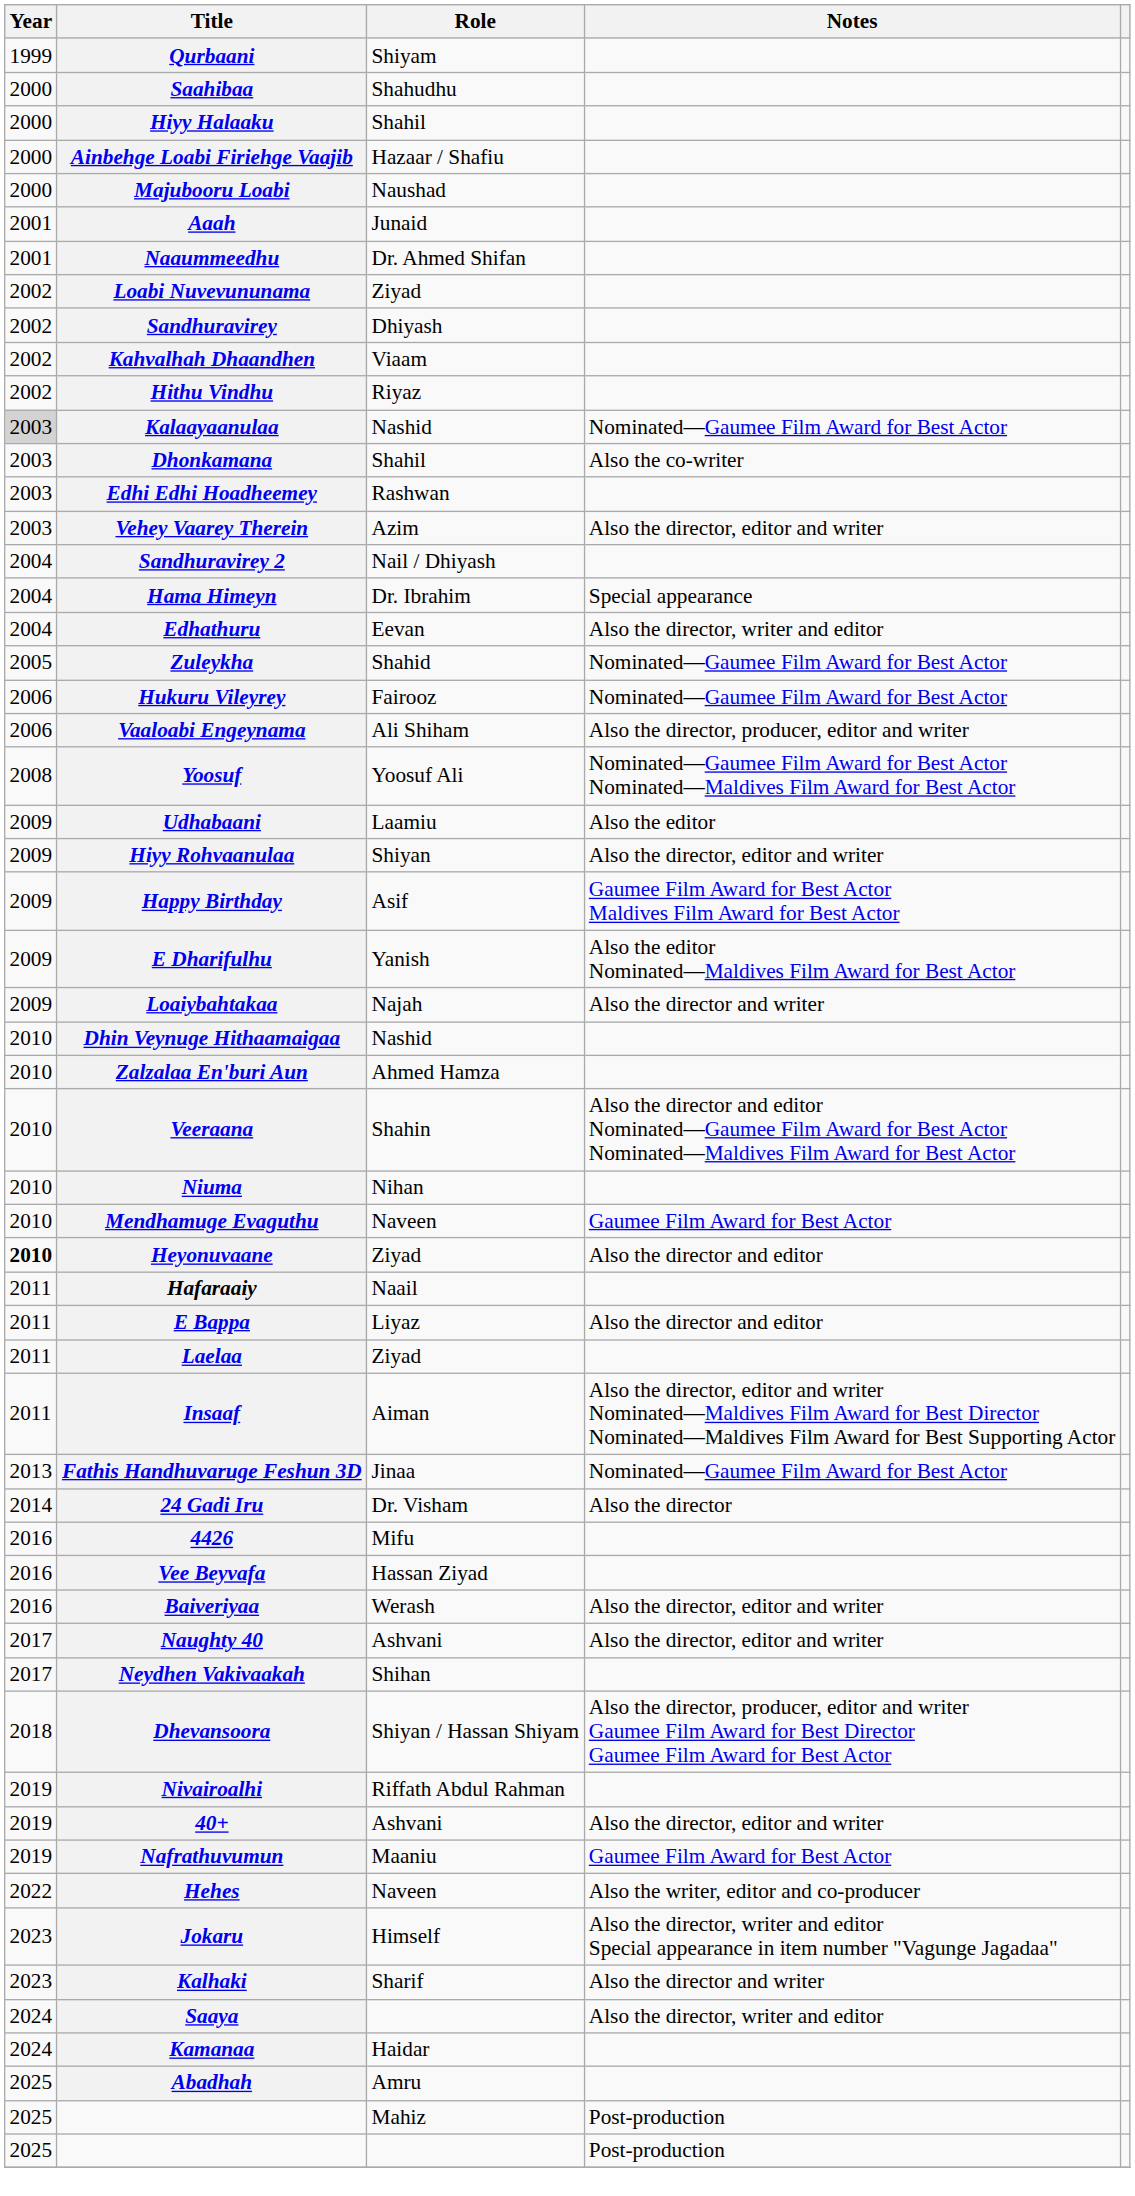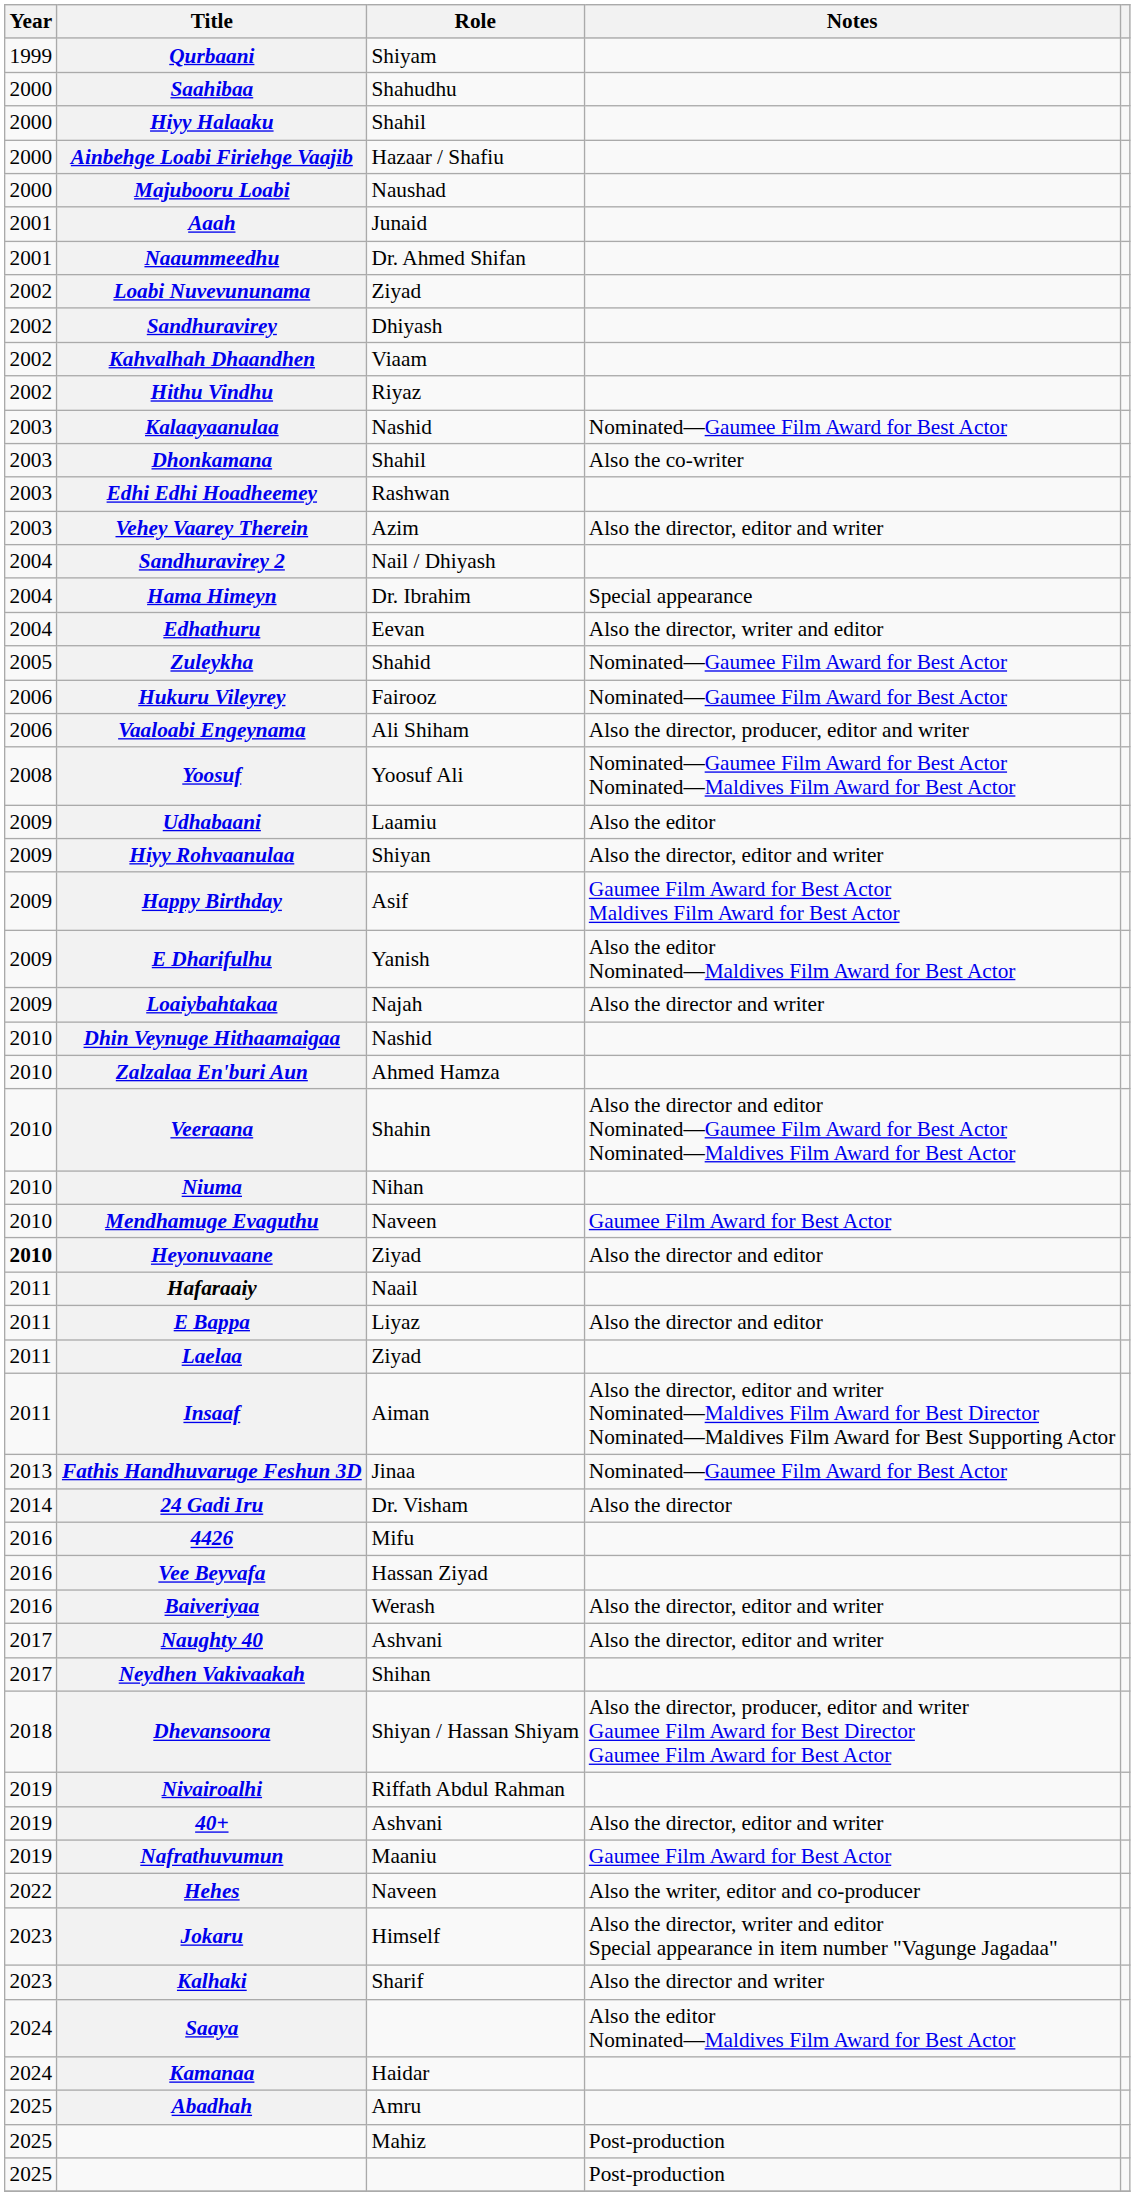(31, 426) lightgrey background -> (31, 426) no background
(736, 2015) Also the director, writer and editor -> (802, 2027) Also the editor Nominated—Maldives Film Award for Best Actor
